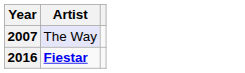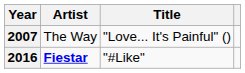+ column: (167, 15)
(70, 36) lavender background -> (70, 36) no background
